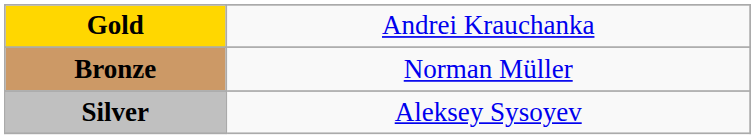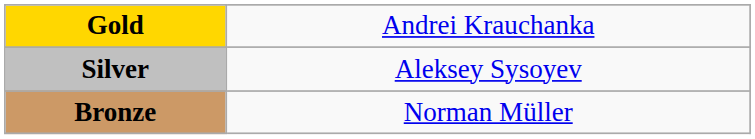rows swapped: (115, 111) <-> (115, 68)
